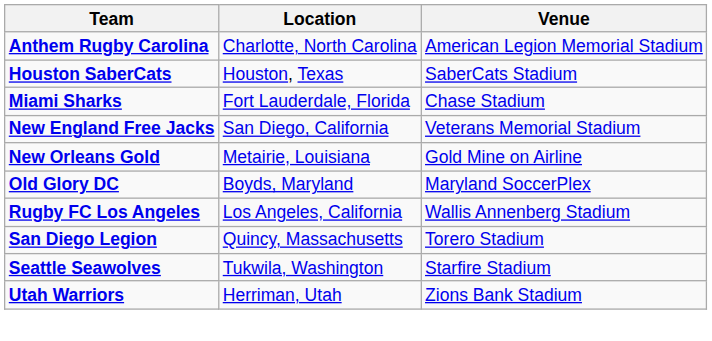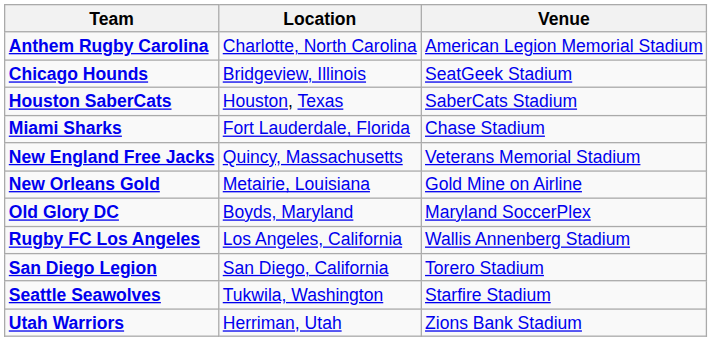+ row: (78, 73)
(306, 129) San Diego, California -> (313, 156) Quincy, Massachusetts
(313, 239) Quincy, Massachusetts -> (306, 267) San Diego, California
